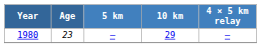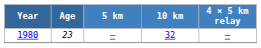(170, 36) 29 -> (170, 36) 32
